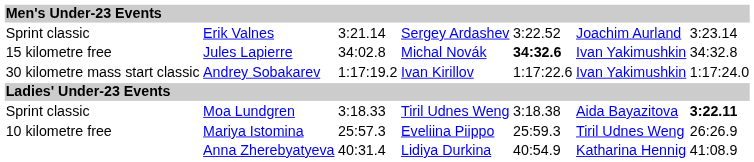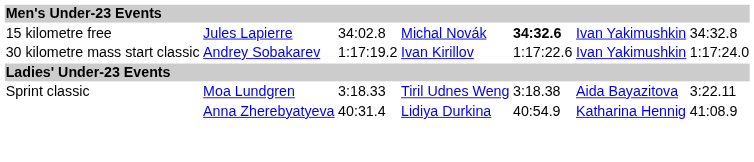- row: (239, 33)
(714, 111) bold -> (713, 92) normal
- row: (253, 131)
